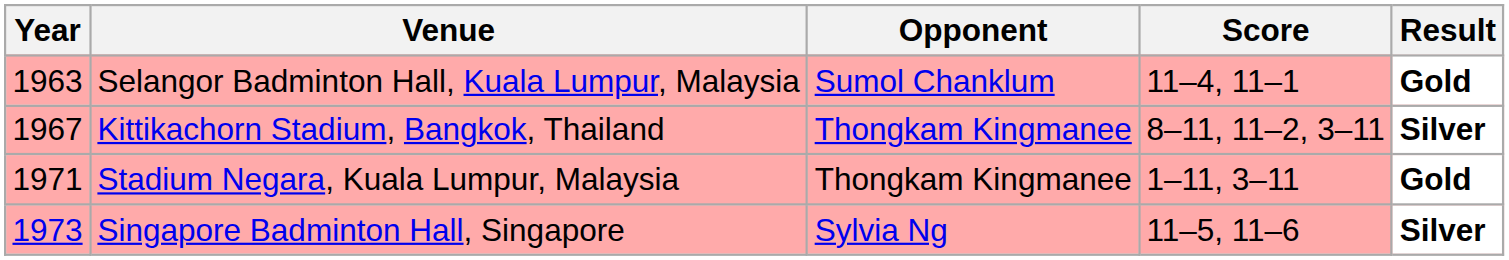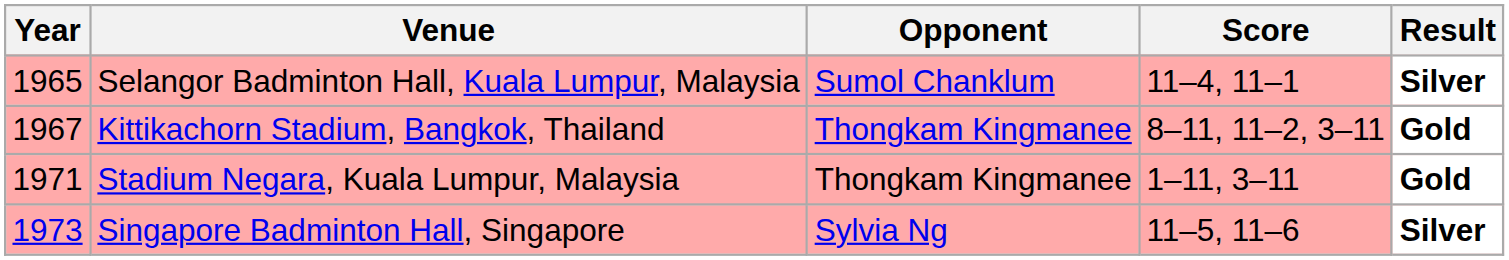(48, 80) 1963 -> (48, 80) 1965
(1436, 80) Gold -> (1443, 80) Silver
(1443, 130) Silver -> (1436, 130) Gold
